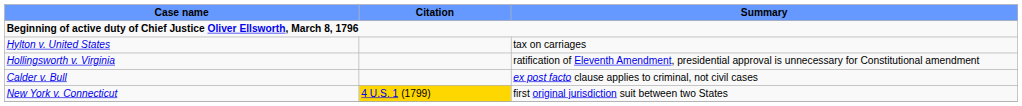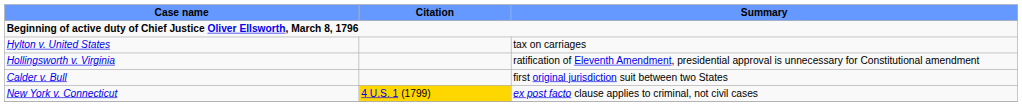(636, 77) ex post facto clause applies to criminal, not civil cases -> (621, 77) first original jurisdiction suit between two States
(621, 93) first original jurisdiction suit between two States -> (636, 93) ex post facto clause applies to criminal, not civil cases
